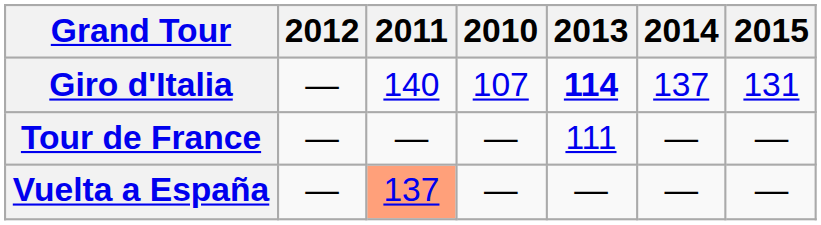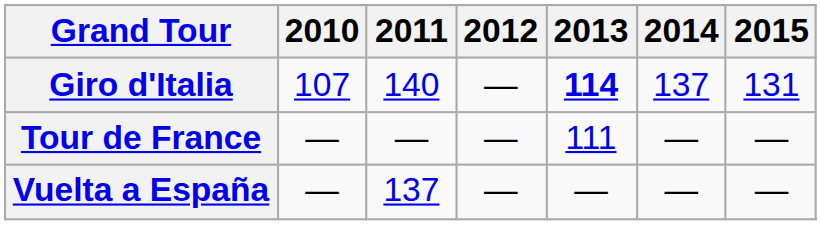columns swapped: (501, 31) <-> (322, 31)
(411, 191) lightsalmon background -> (411, 191) no background
